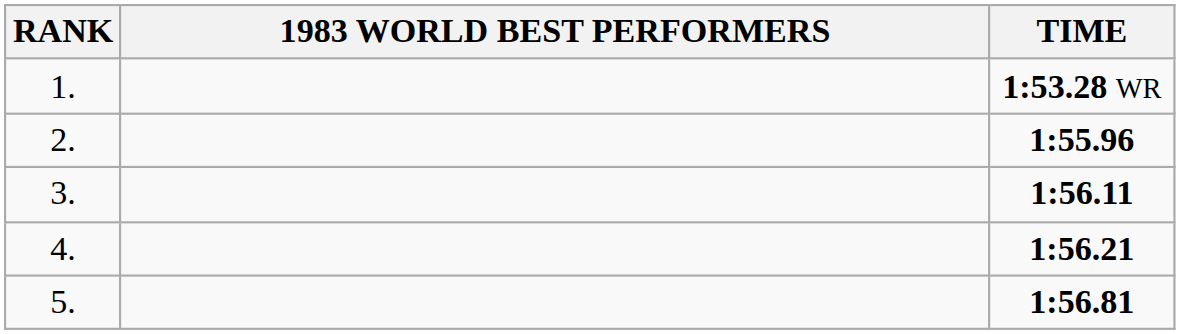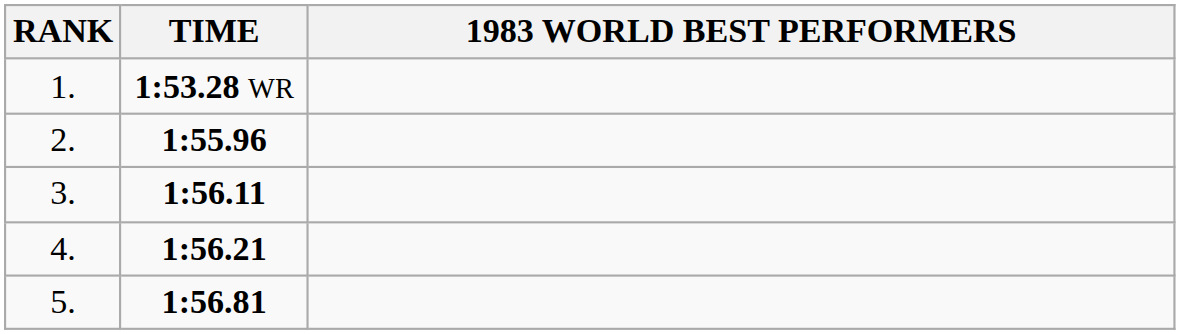columns swapped: (555, 31) <-> (1082, 31)
